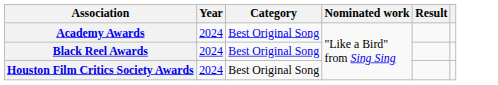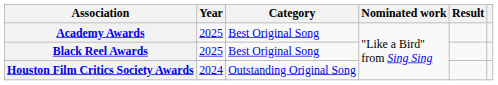(211, 32) 2024 -> (211, 32) 2025
(211, 51) 2024 -> (211, 51) 2025
(274, 70) Best Original Song -> (292, 70) Outstanding Original Song
